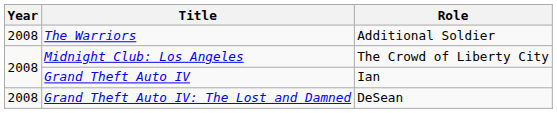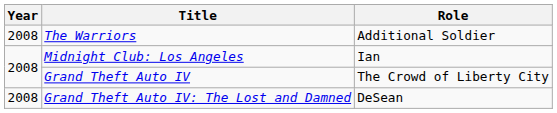(453, 56) The Crowd of Liberty City -> (369, 56) Ian
(369, 77) Ian -> (453, 77) The Crowd of Liberty City
